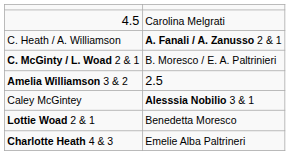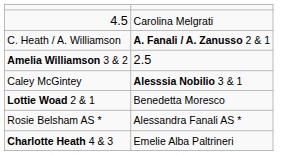- row: (73, 61)
+ row: (54, 121)
